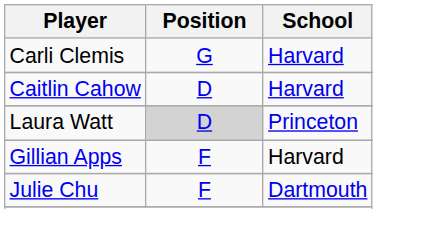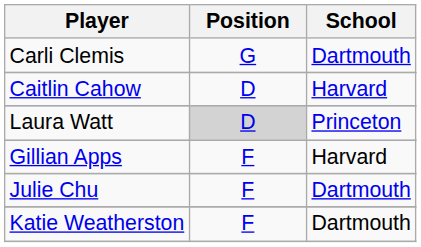(306, 55) Harvard -> (361, 55) Dartmouth
+ row: (97, 223)
